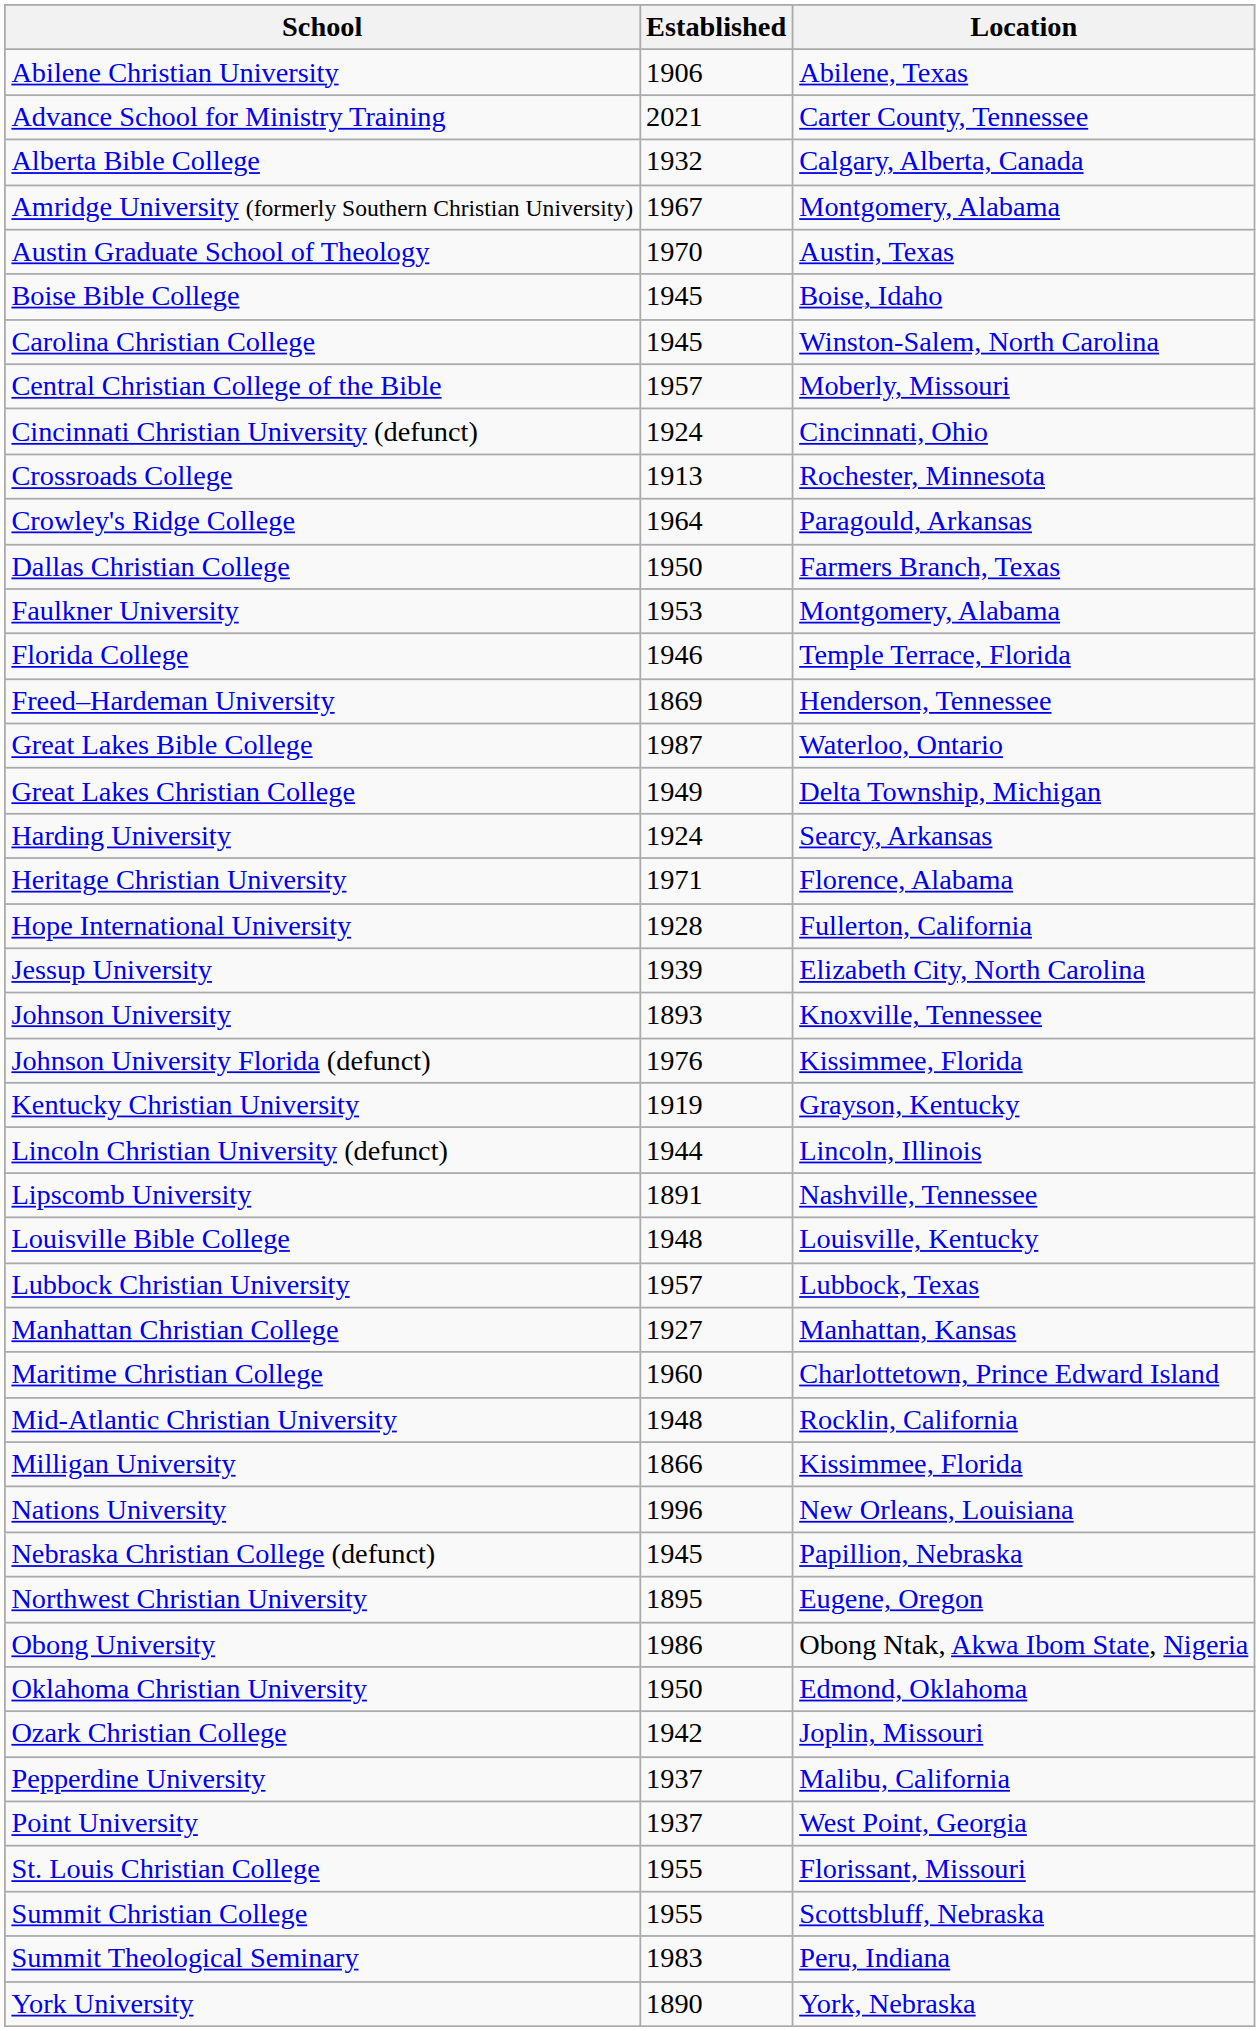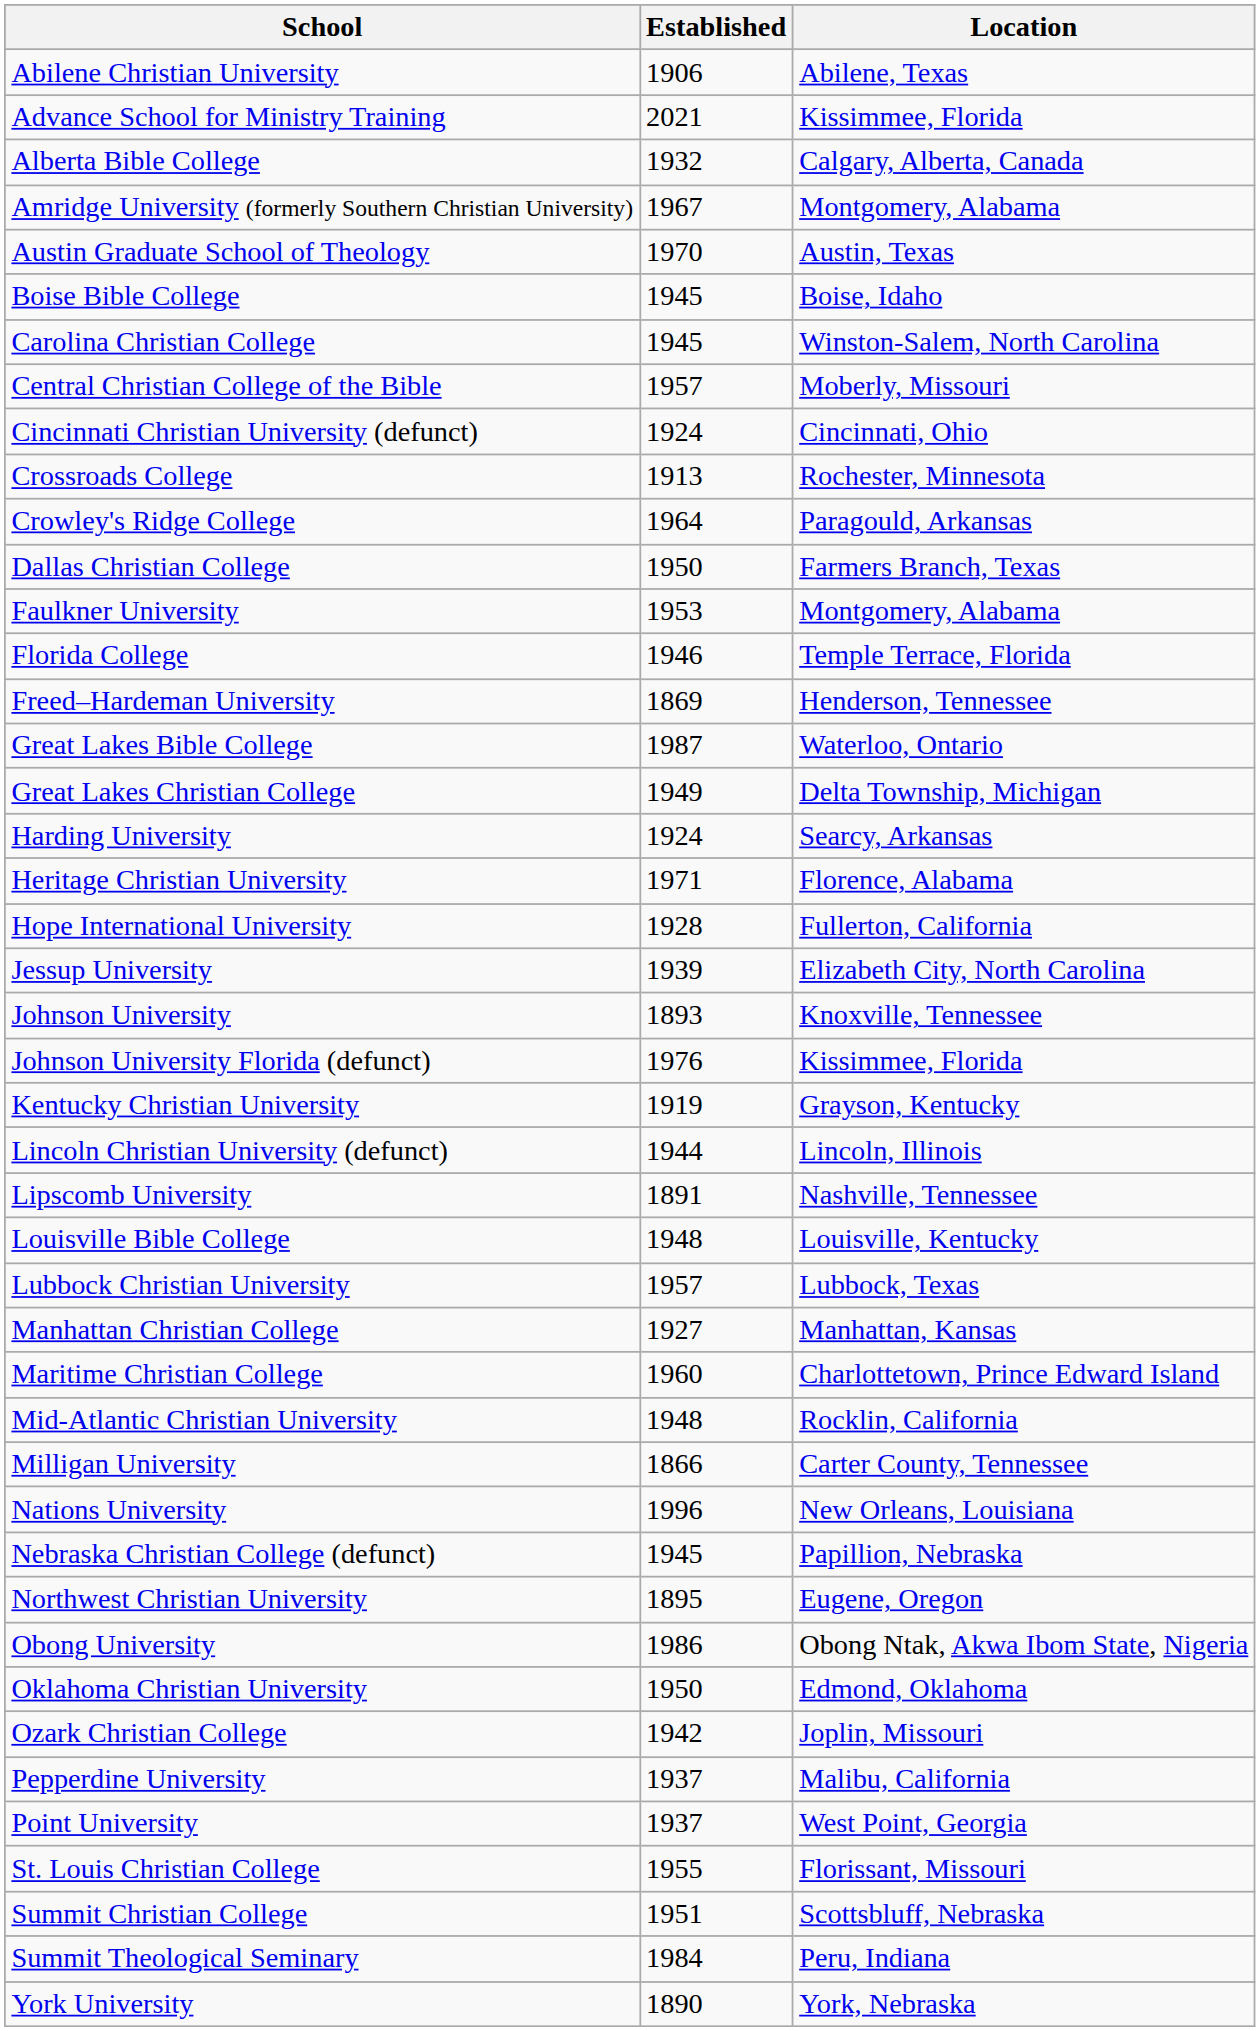(944, 116) Carter County, Tennessee -> (911, 116) Kissimmee, Florida
(911, 1464) Kissimmee, Florida -> (944, 1464) Carter County, Tennessee
(674, 1913) 1955 -> (674, 1913) 1951
(674, 1958) 1983 -> (674, 1958) 1984
